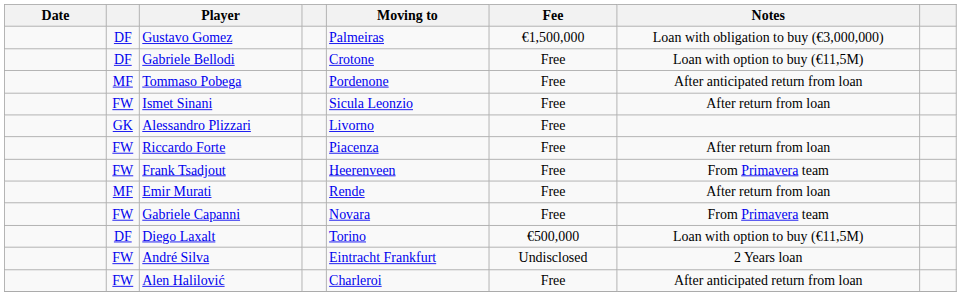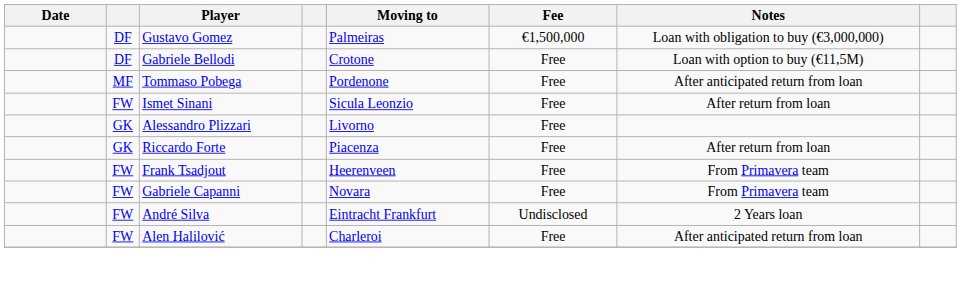(123, 147) FW -> (123, 147) GK
- row: (177, 192)
- row: (179, 236)
